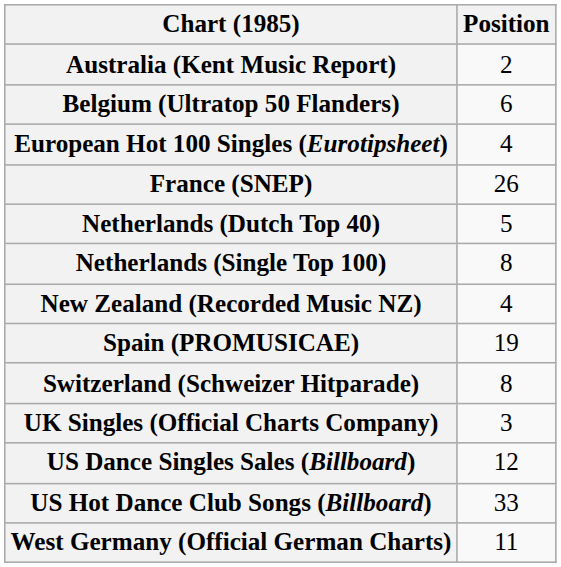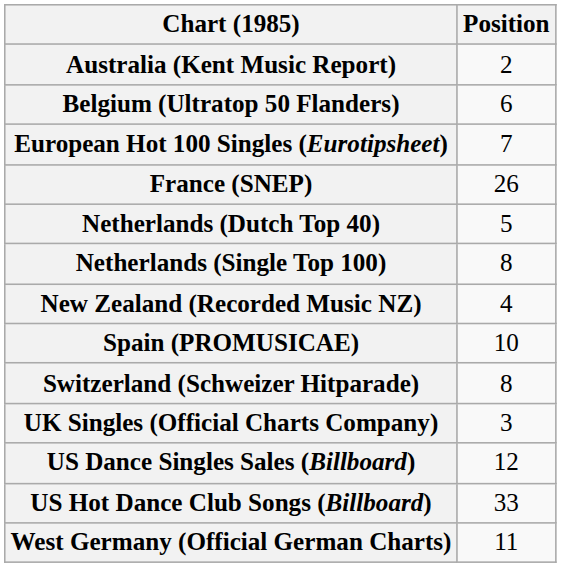(506, 143) 4 -> (506, 143) 7
(506, 343) 19 -> (506, 343) 10
